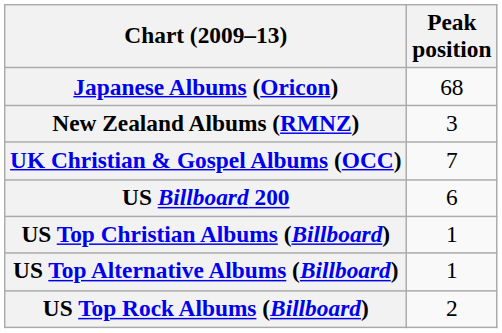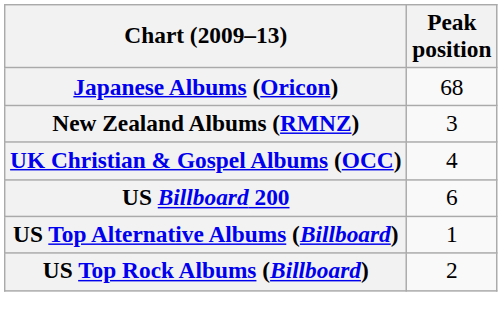(452, 160) 7 -> (452, 160) 4
- row: (206, 234)
